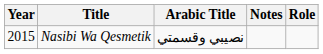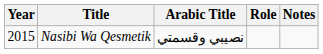columns swapped: (302, 15) <-> (266, 15)
